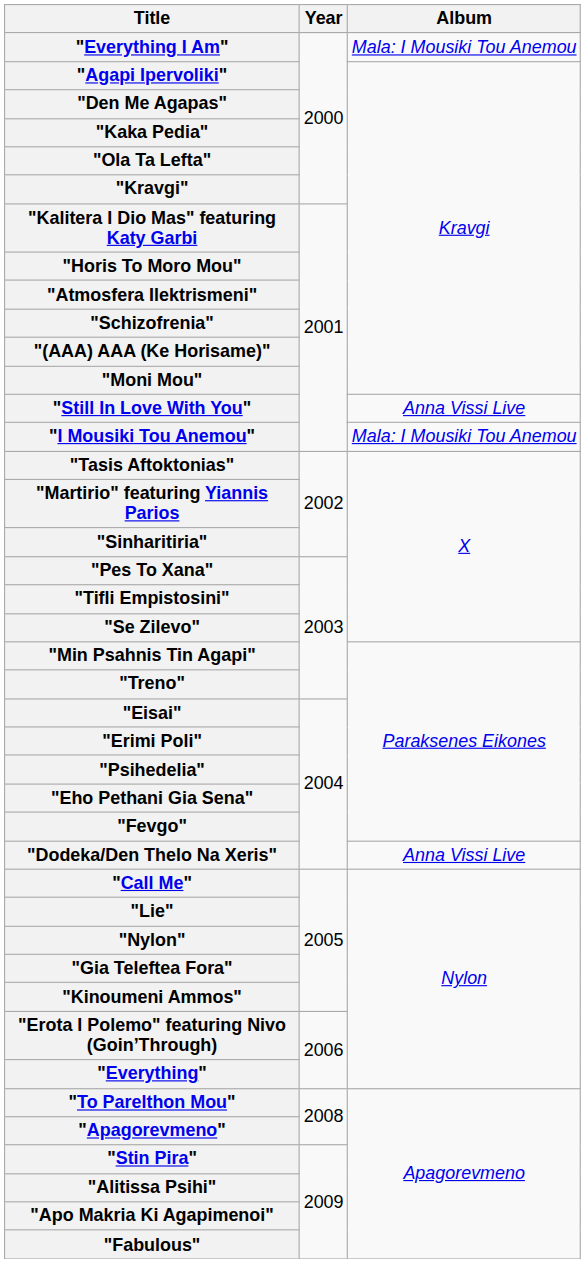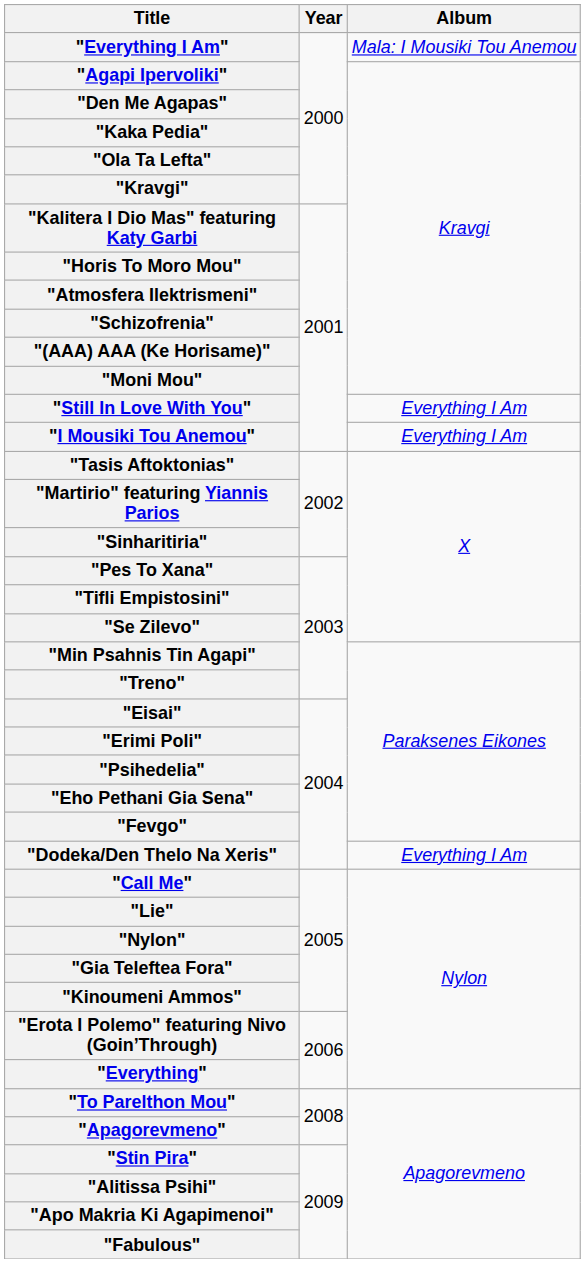(464, 408) Anna Vissi Live -> (464, 408) Everything I Am
(464, 436) Mala: I Mousiki Tou Anemou -> (464, 436) Everything I Am
(464, 854) Anna Vissi Live -> (464, 854) Everything I Am
